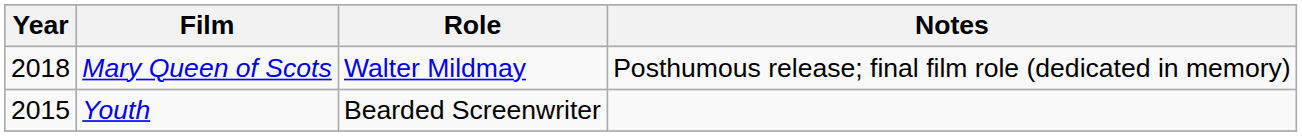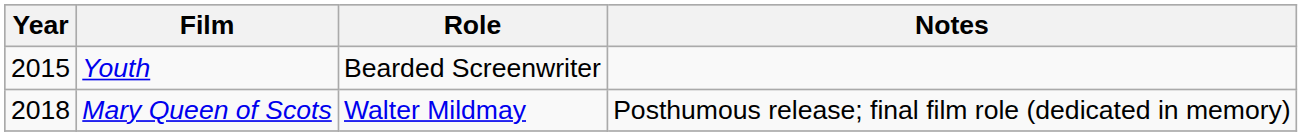rows swapped: (116, 109) <-> (207, 67)
